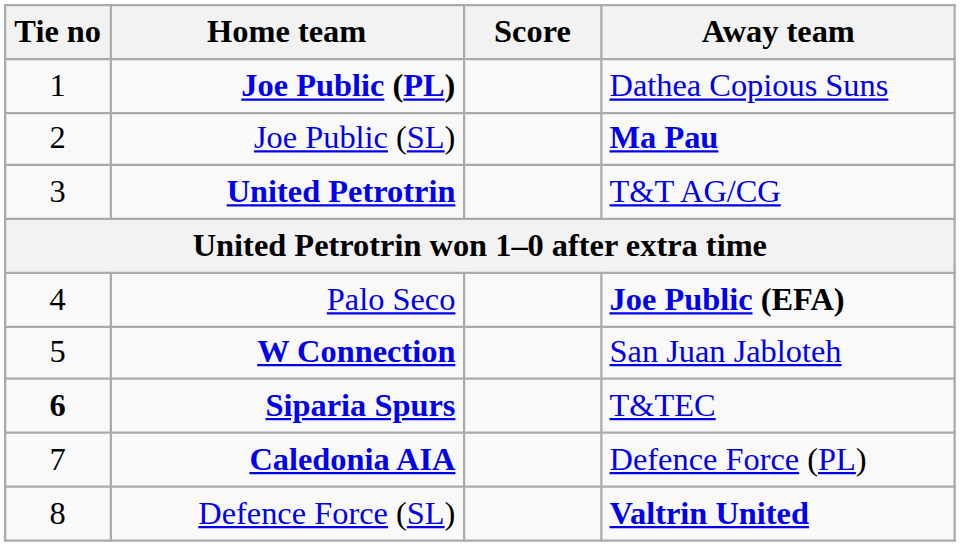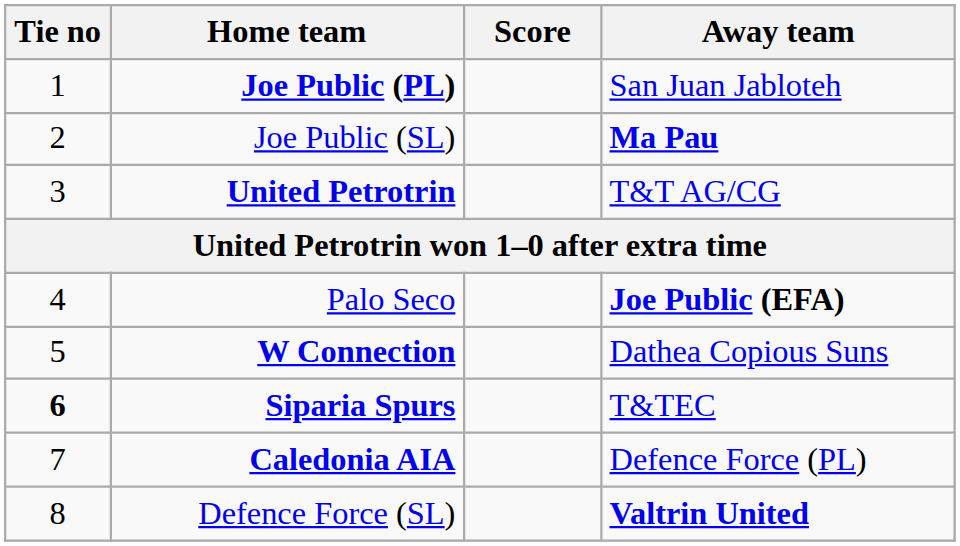(749, 85) Dathea Copious Suns -> (726, 85) San Juan Jabloteh
(726, 352) San Juan Jabloteh -> (749, 352) Dathea Copious Suns
